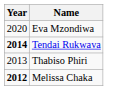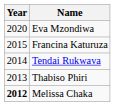+ row: (70, 45)
(17, 45) bold -> (17, 61) normal
